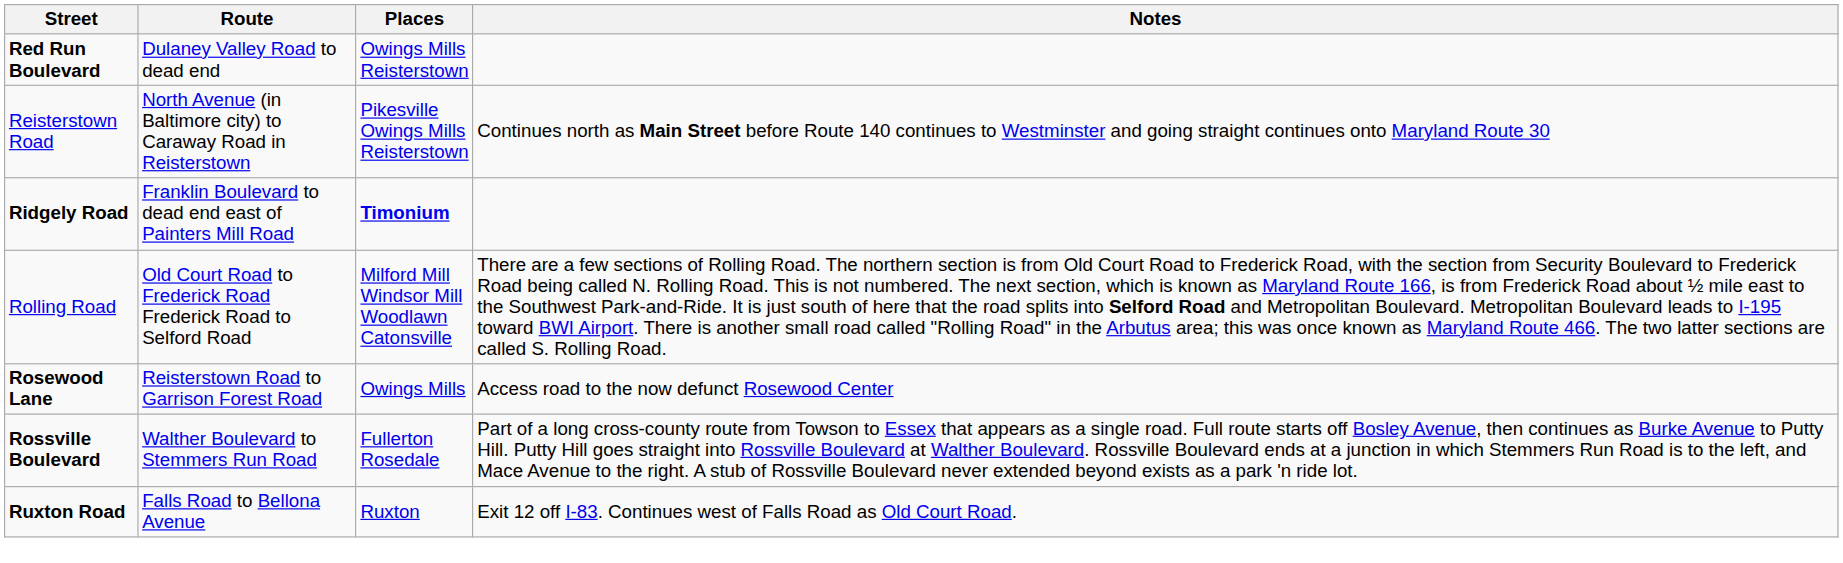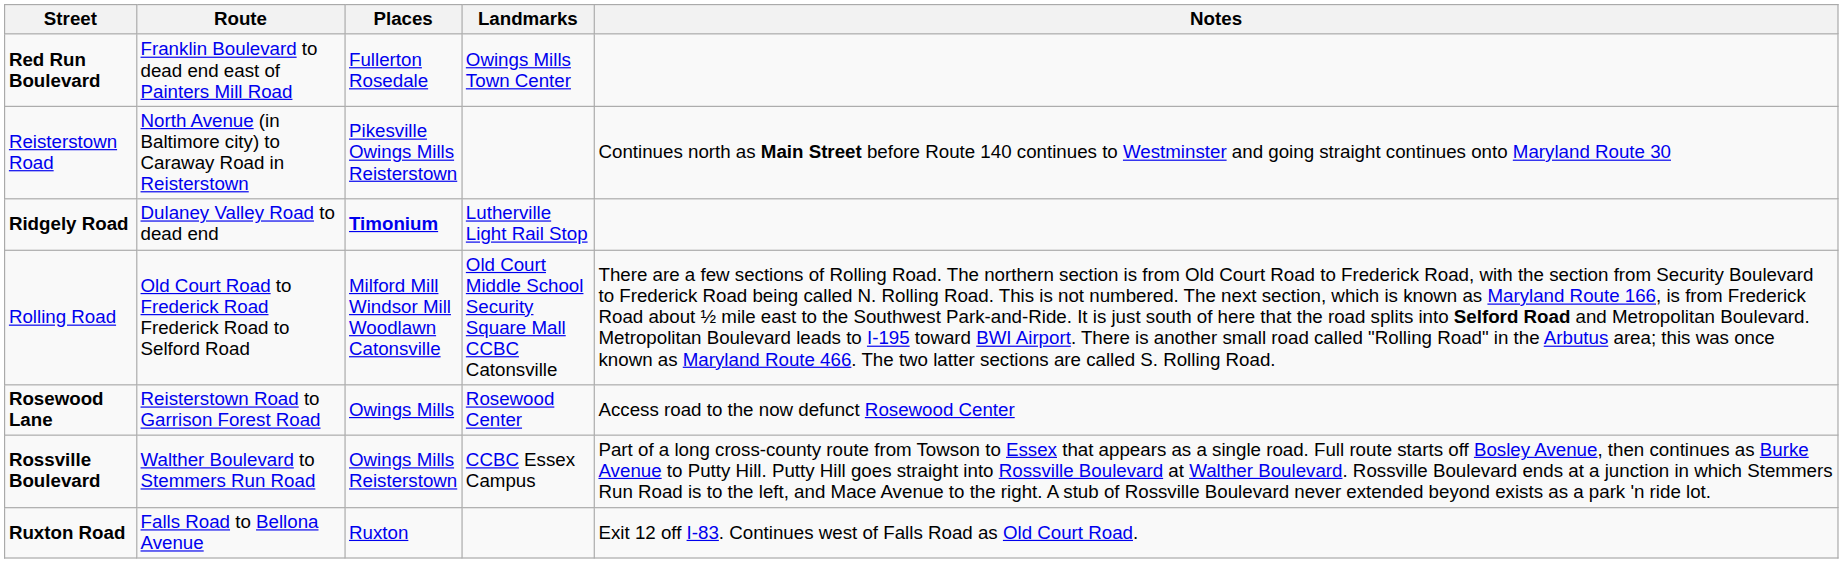+ column: (528, 19)
(239, 59) Dulaney Valley Road to dead end -> (229, 70) Franklin Boulevard to dead end east of Painters Mill Road
(415, 59) Owings Mills Reisterstown -> (389, 70) Fullerton Rosedale
(231, 213) Franklin Boulevard to dead end east of Painters Mill Road -> (238, 224) Dulaney Valley Road to dead end
(400, 450) Fullerton Rosedale -> (403, 471) Owings Mills Reisterstown
